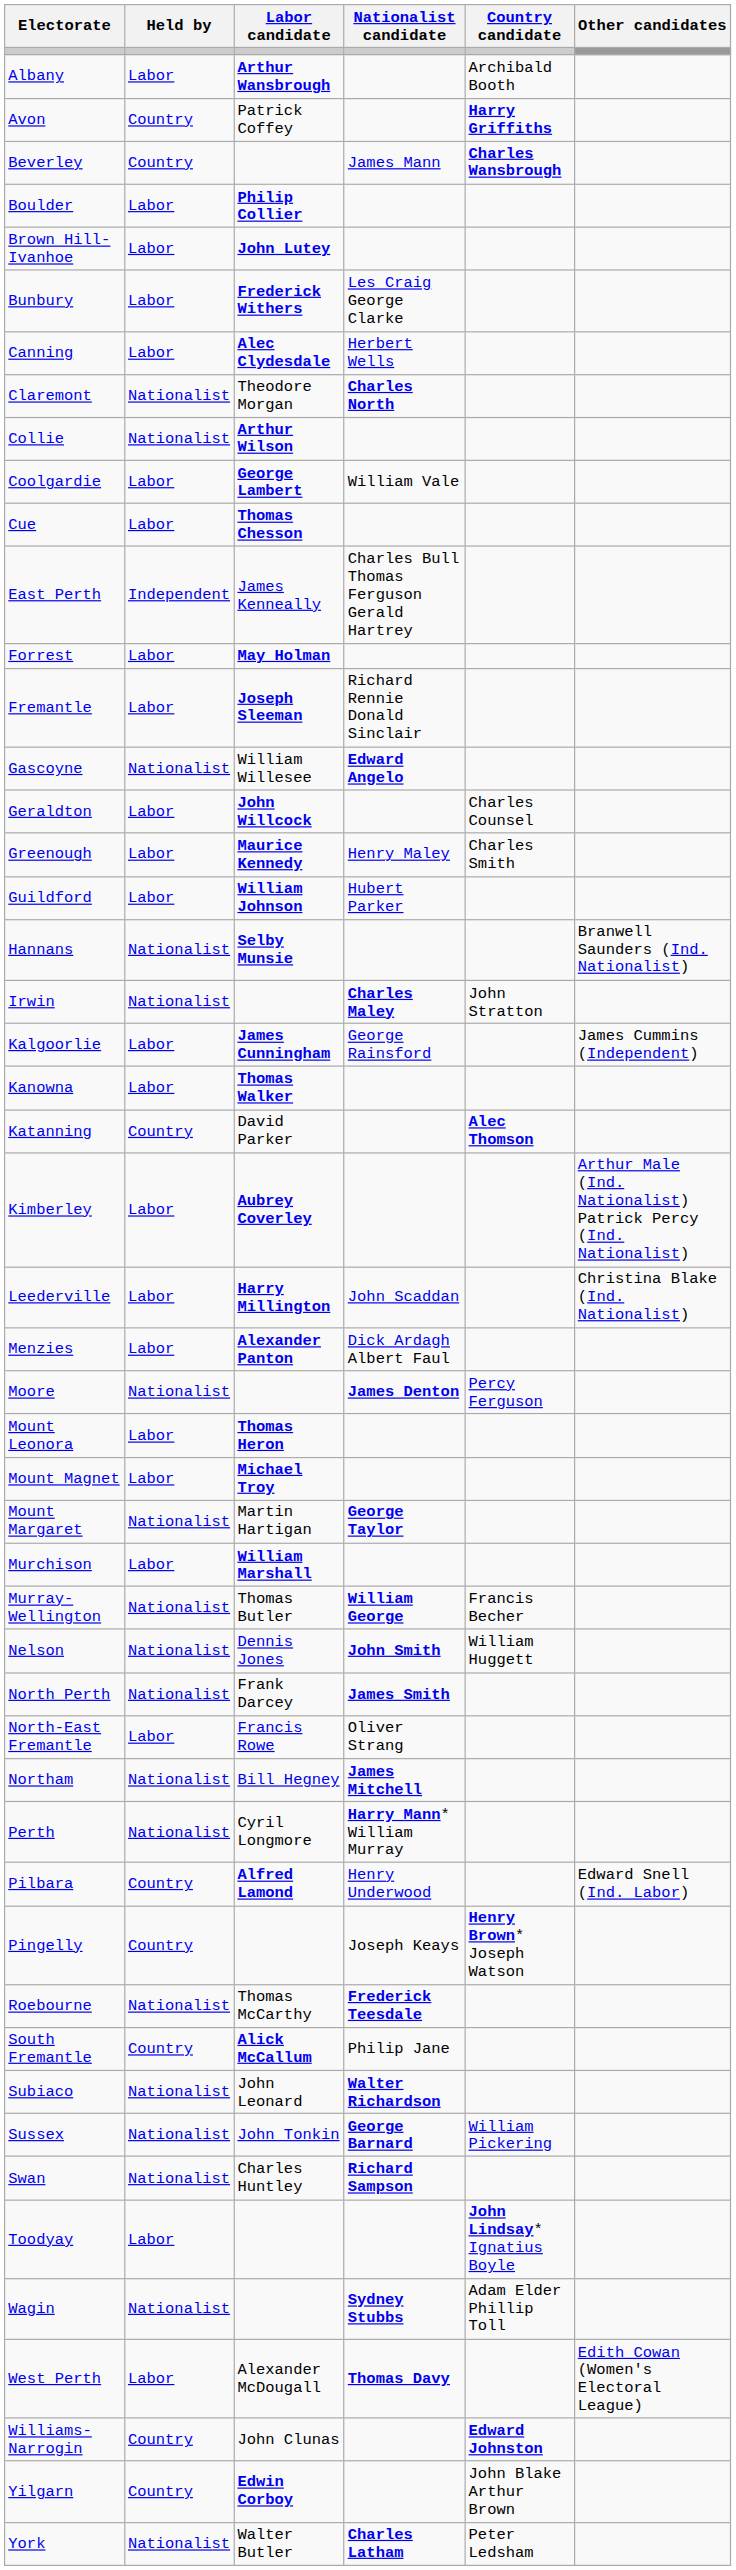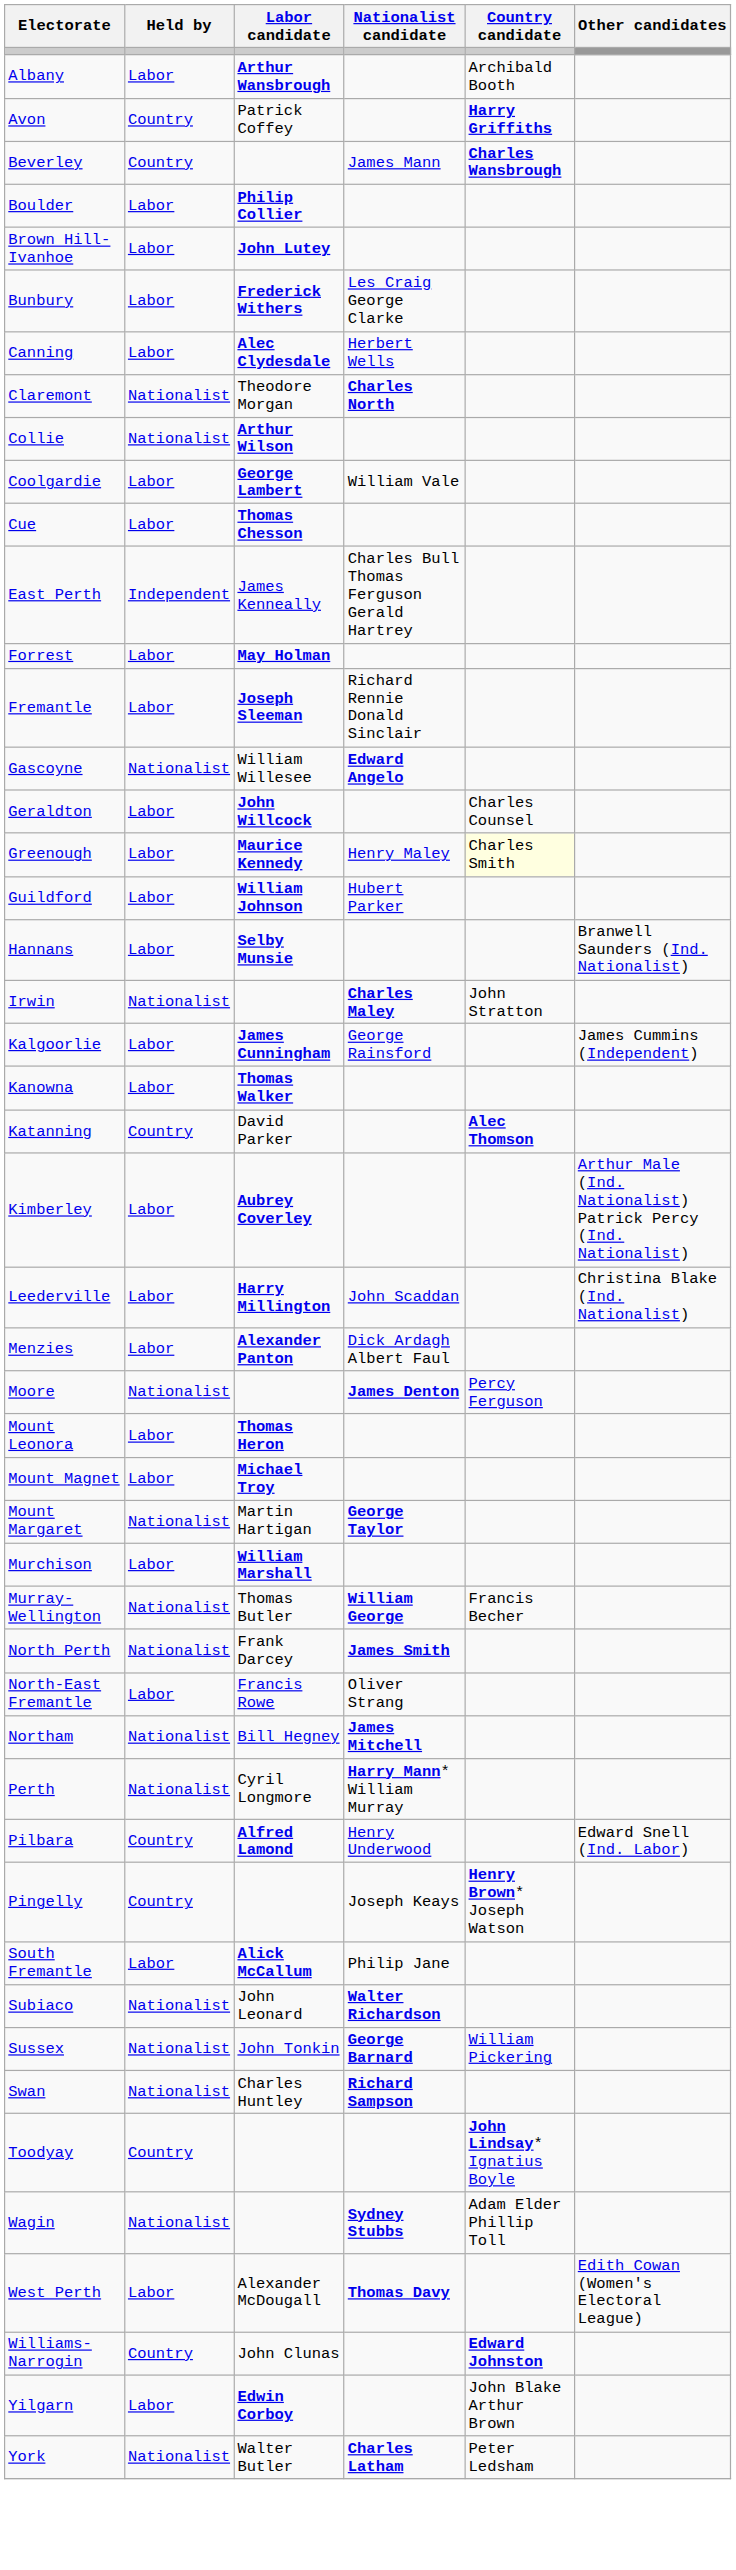(501, 855) no background -> (501, 855) lightyellow background
(179, 950) Nationalist -> (151, 950) Labor
- row: (36, 1651)
- row: (50, 2006)
(160, 2049) Country -> (151, 1963) Labor
(151, 2239) Labor -> (160, 2153) Country
(160, 2492) Country -> (151, 2406) Labor
